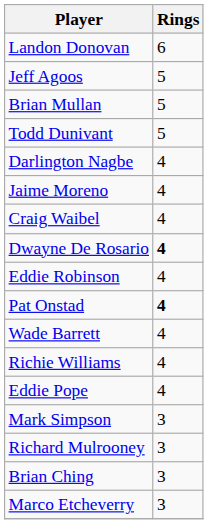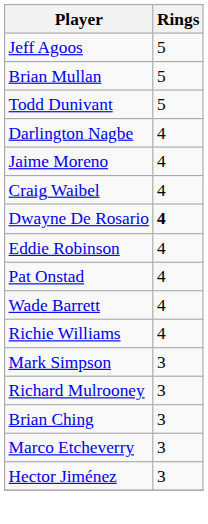- row: (69, 47)
(161, 304) bold -> (161, 276) normal
- row: (48, 390)
+ row: (63, 476)
